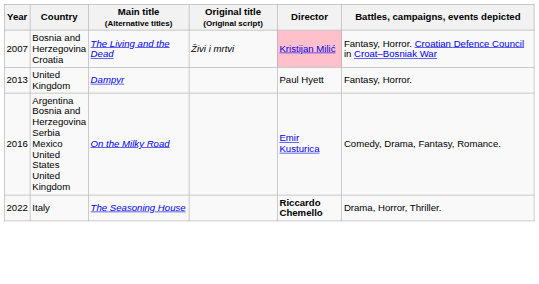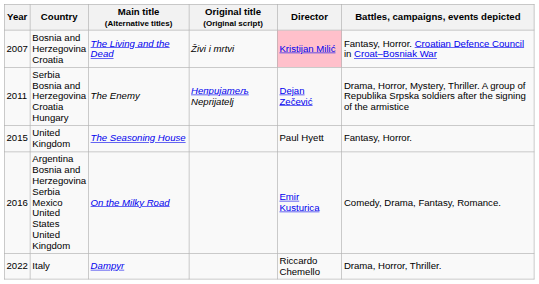+ row: (59, 96)
(17, 80) 2013 -> (17, 138) 2015
(107, 80) Dampyr -> (138, 138) The Seasoning House
(138, 208) The Seasoning House -> (107, 266) Dampyr
(301, 208) bold -> (300, 266) normal
